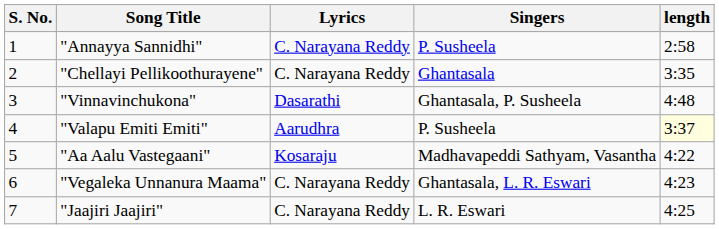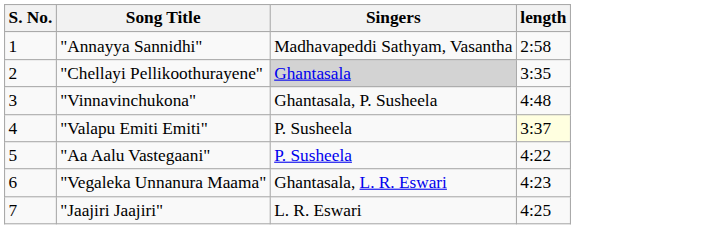- column: (342, 18)
(457, 45) P. Susheela -> (393, 45) Madhavapeddi Sathyam, Vasantha
(456, 73) no background -> (313, 73) lightgrey background
(537, 155) Madhavapeddi Sathyam, Vasantha -> (313, 155) P. Susheela
